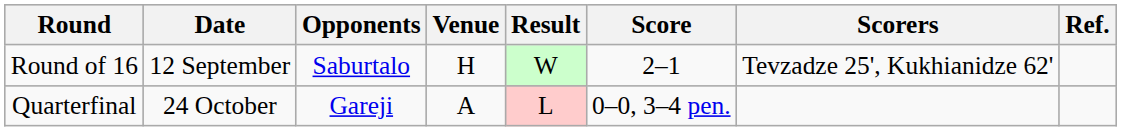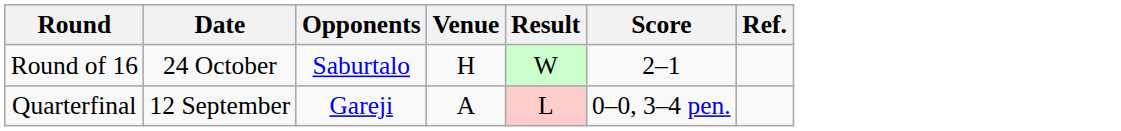- column: (898, 24)
(220, 65) 12 September -> (220, 65) 24 October
(220, 105) 24 October -> (220, 105) 12 September
